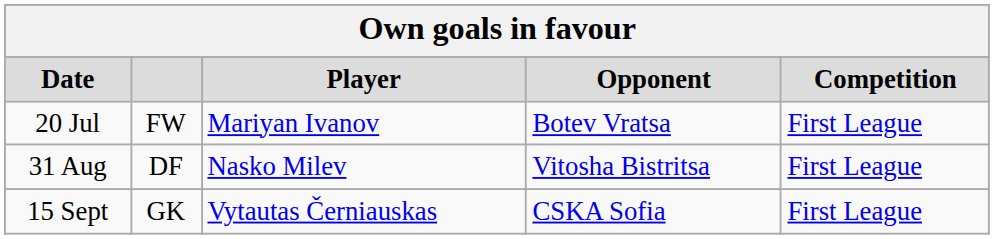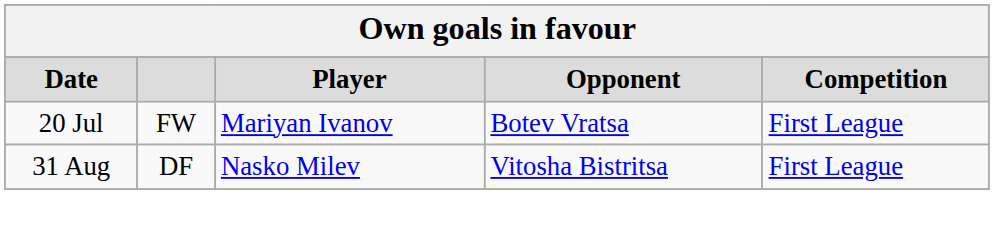- row: (68, 211)
